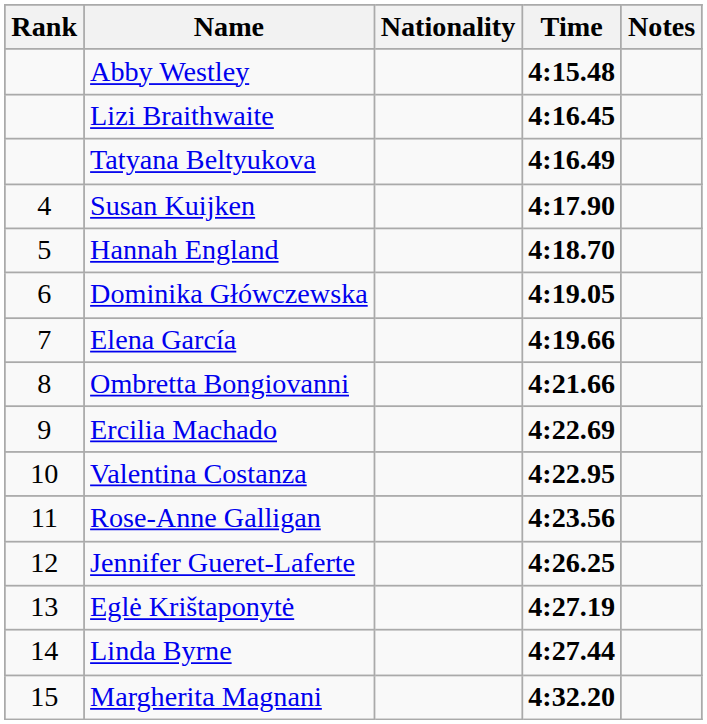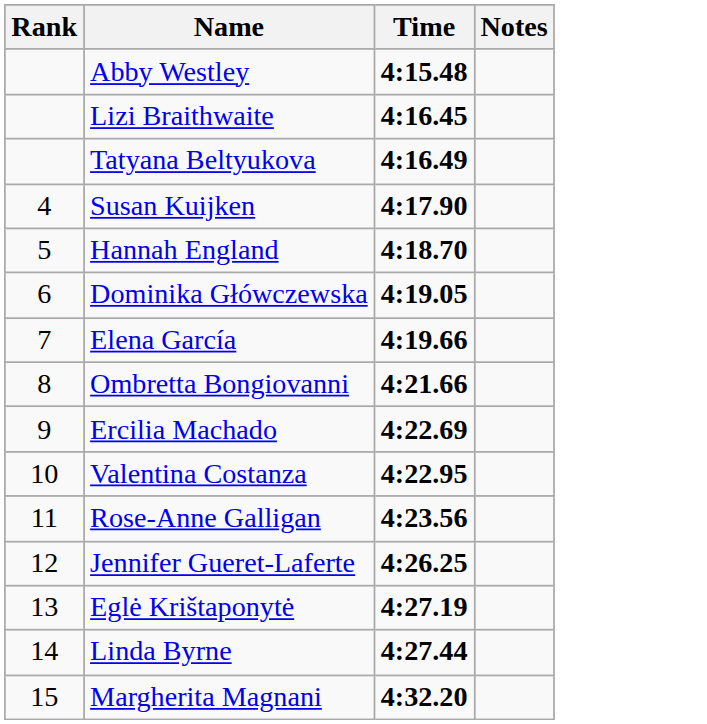- column: (448, 26)
